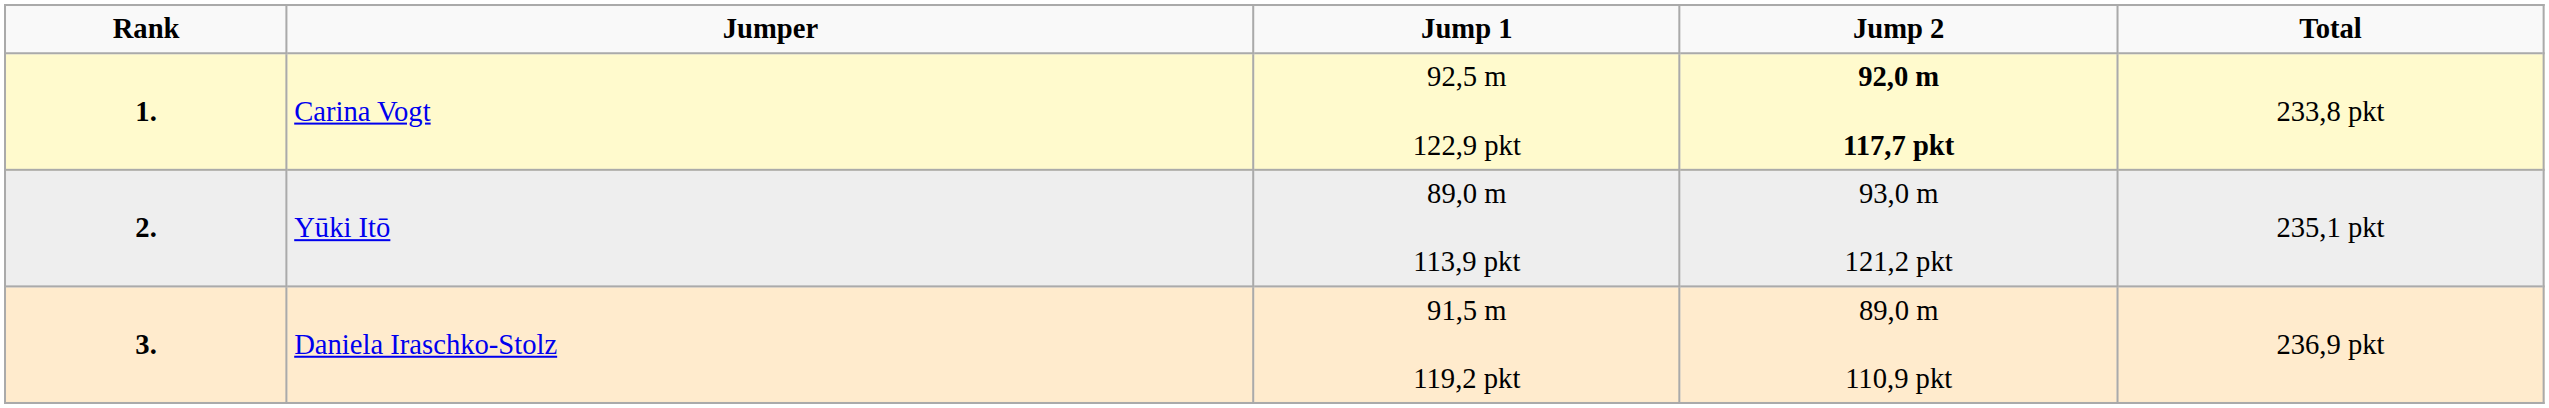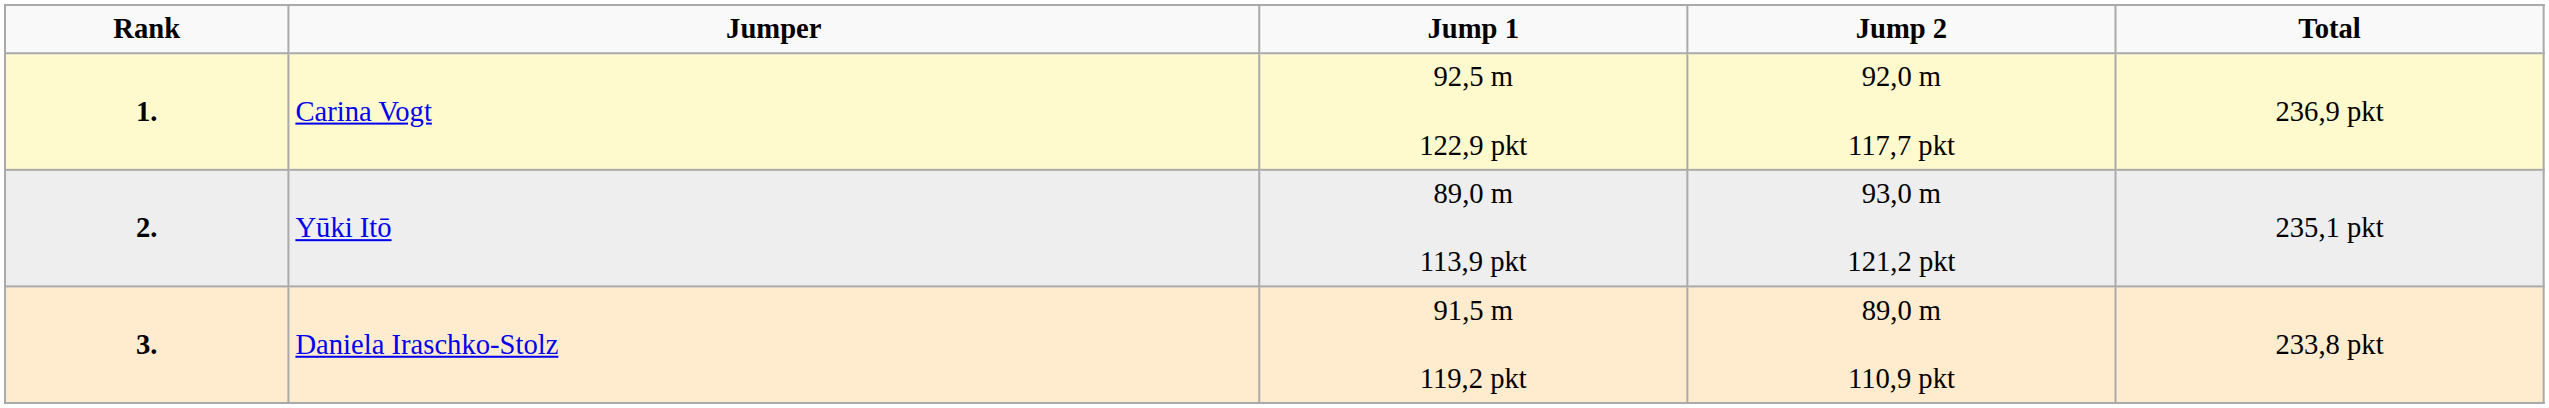(1899, 111) bold -> (1901, 111) normal
(2330, 111) 233,8 pkt -> (2330, 111) 236,9 pkt
(2330, 344) 236,9 pkt -> (2330, 344) 233,8 pkt
